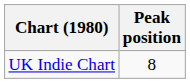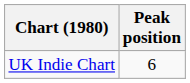(152, 64) 8 -> (152, 64) 6
